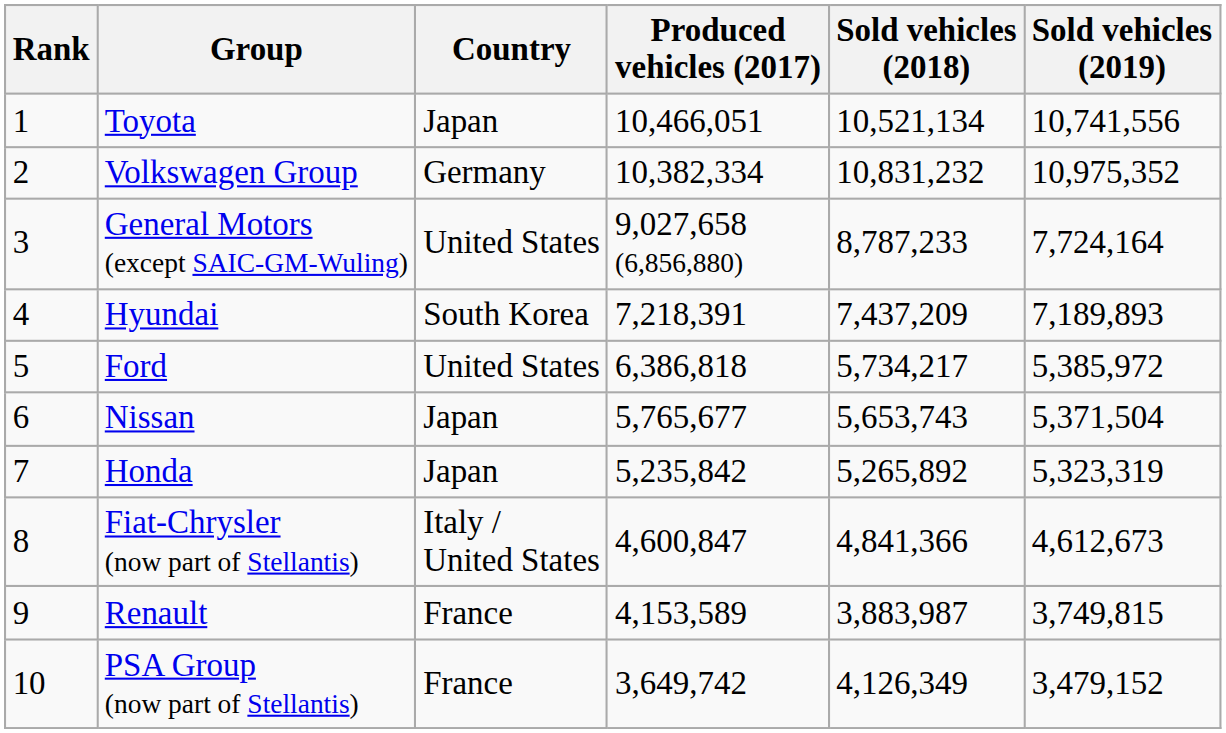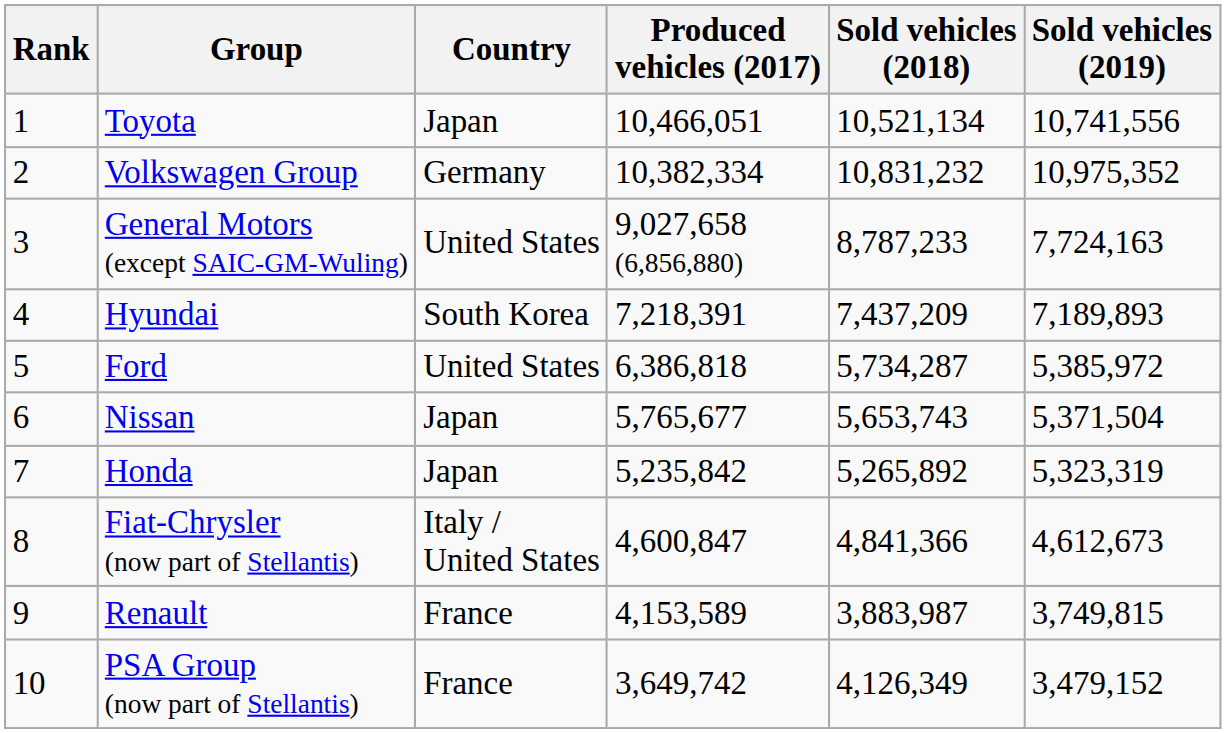(1098, 243) 7,724,164 -> (1098, 243) 7,724,163
(902, 366) 5,734,217 -> (902, 366) 5,734,287
